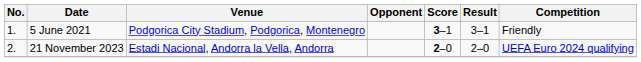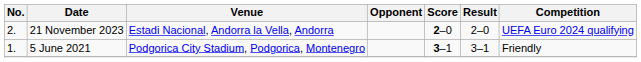rows swapped: (60, 30) <-> (77, 48)
